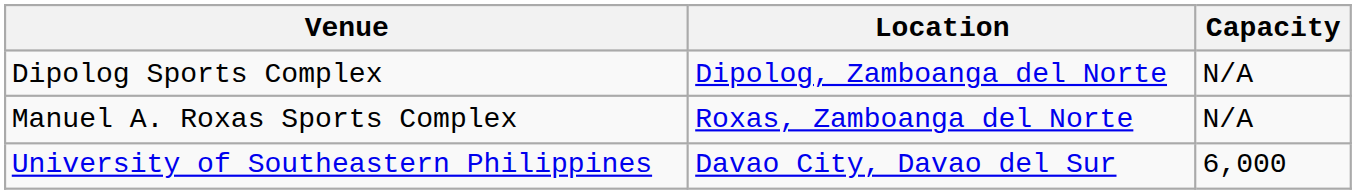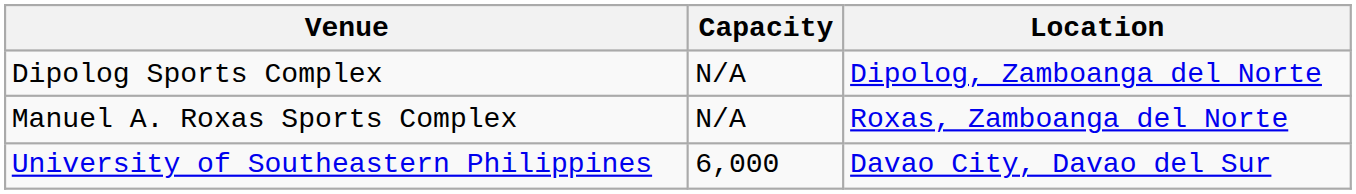columns swapped: (942, 28) <-> (1273, 28)
